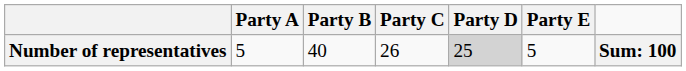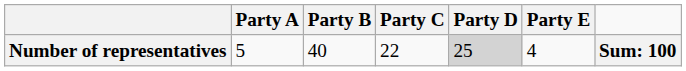(390, 50) 26 -> (390, 50) 22
(532, 50) 5 -> (532, 50) 4
